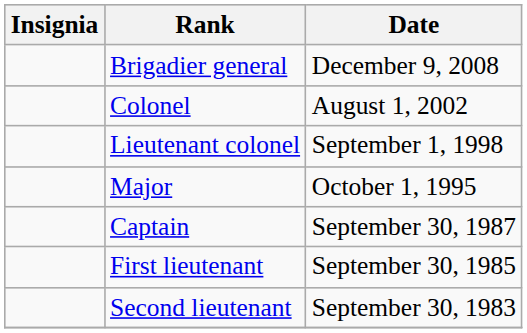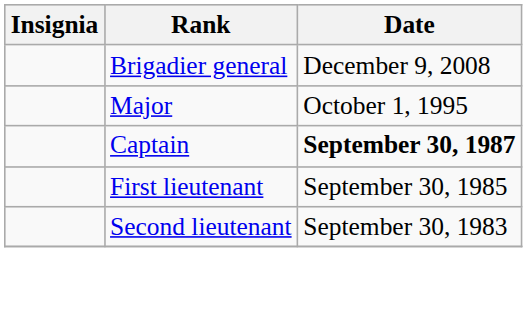- row: (150, 105)
- row: (205, 145)
(414, 226) normal -> (409, 145) bold
